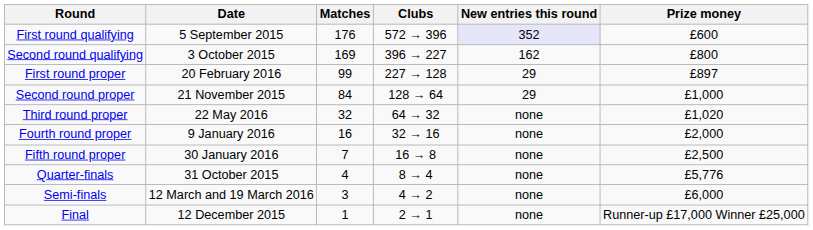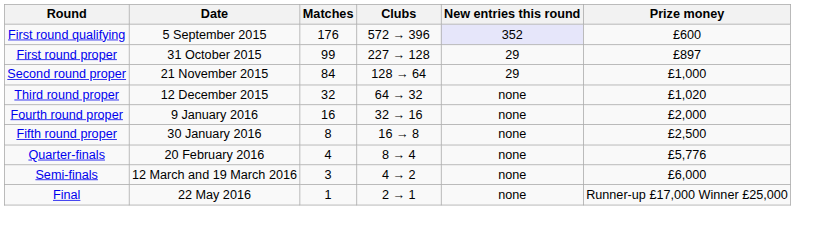- row: (75, 54)
(231, 74) 20 February 2016 -> (214, 54) 31 October 2015
(231, 114) 22 May 2016 -> (214, 94) 12 December 2015
(345, 154) 7 -> (328, 134) 8
(231, 174) 31 October 2015 -> (214, 154) 20 February 2016
(231, 214) 12 December 2015 -> (214, 194) 22 May 2016
